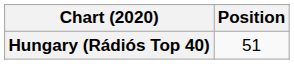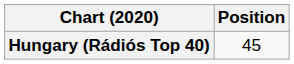(251, 45) 51 -> (251, 45) 45
